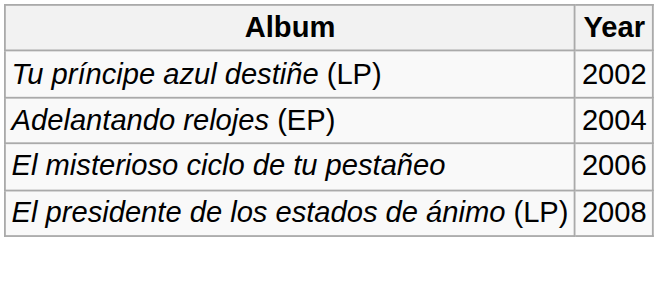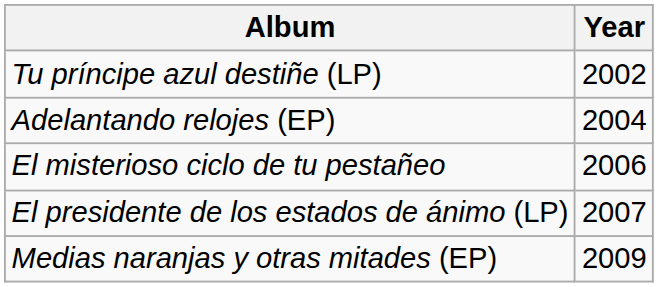(614, 212) 2008 -> (614, 212) 2007
+ row: (254, 258)
